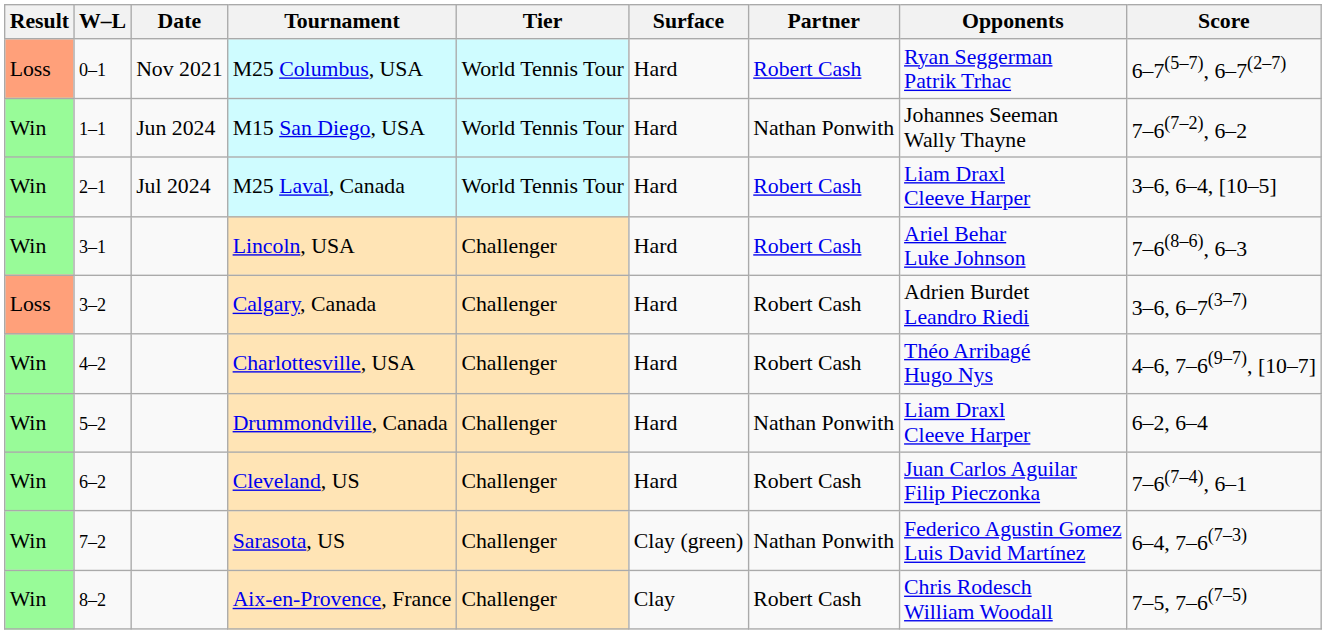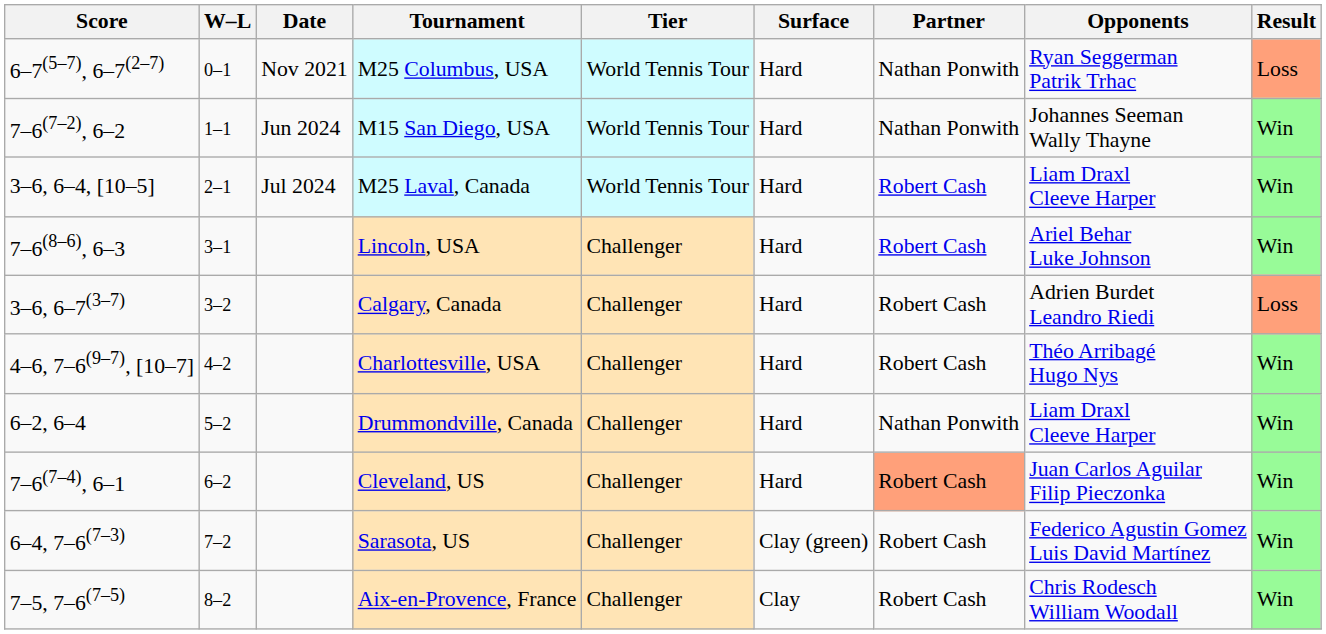columns swapped: (39, 21) <-> (1224, 21)
(807, 68) Robert Cash -> (949, 68) Nathan Ponwith
(807, 481) no background -> (932, 481) lightsalmon background
(824, 540) Nathan Ponwith -> (932, 540) Robert Cash
